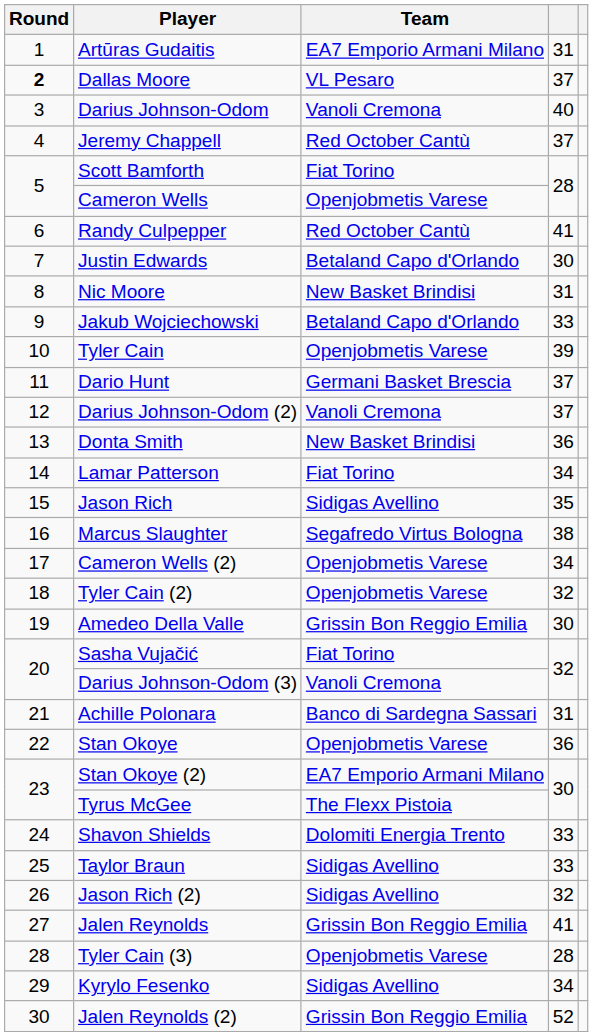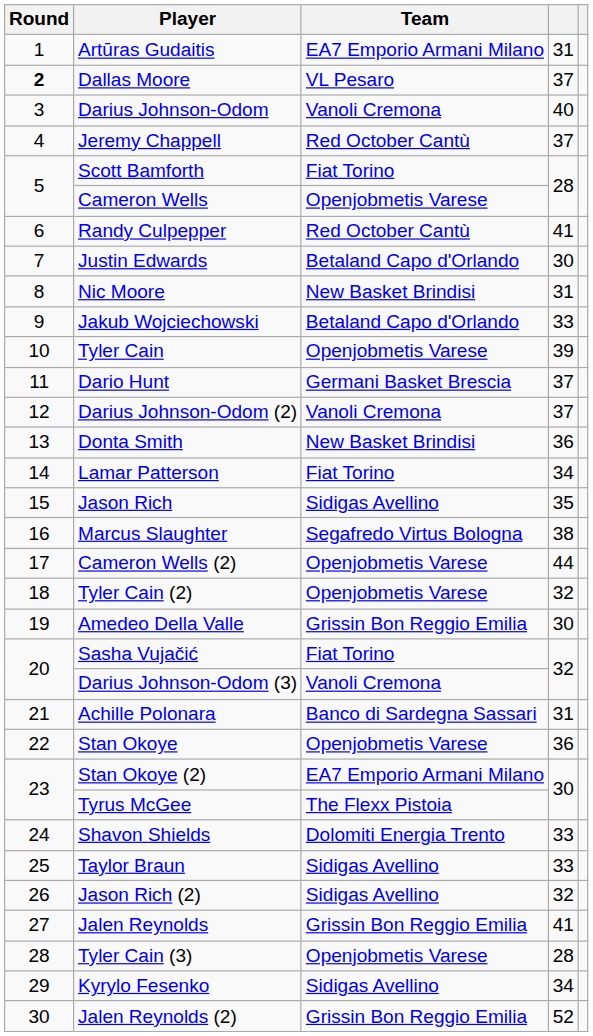(563, 563) 34 -> (563, 563) 44
